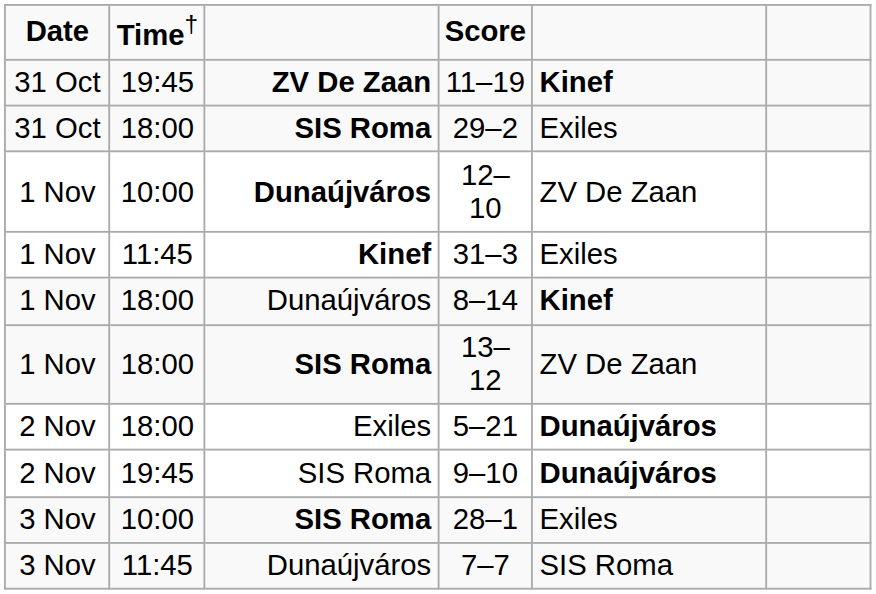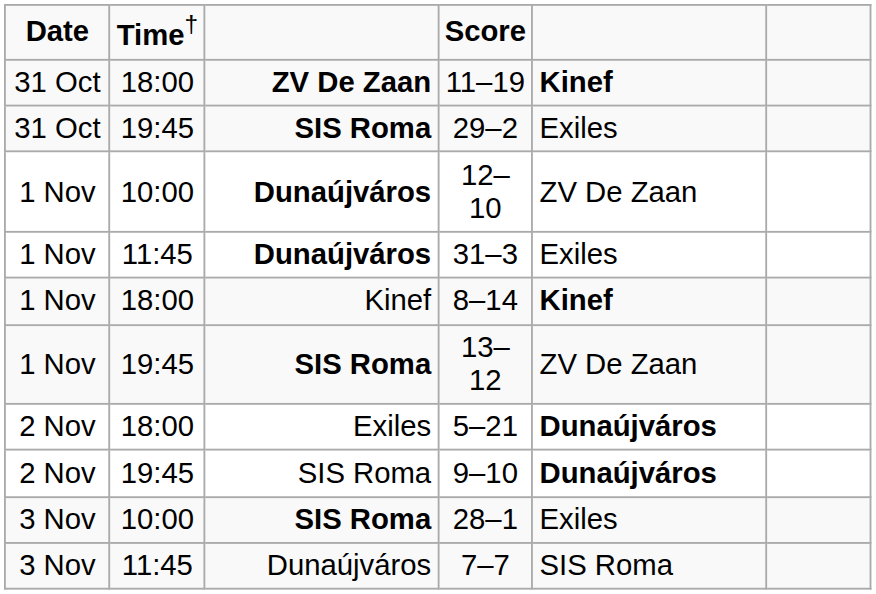(157, 82) 19:45 -> (157, 82) 18:00
(157, 128) 18:00 -> (157, 128) 19:45
(395, 254) Kinef -> (342, 254) Dunaújváros
(349, 300) Dunaújváros -> (398, 300) Kinef
(157, 363) 18:00 -> (157, 363) 19:45
